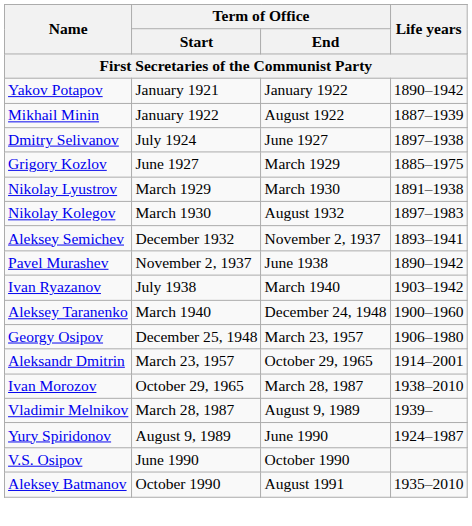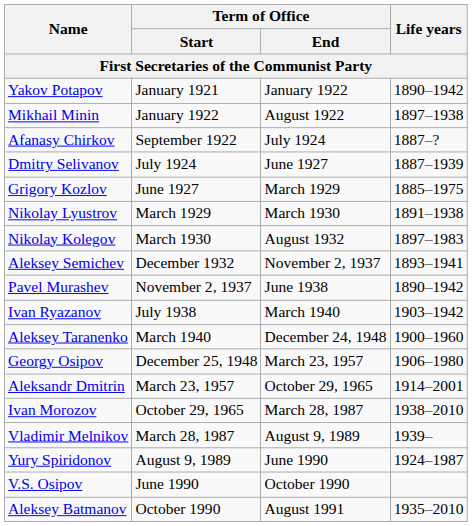(429, 115) 1887–1939 -> (429, 115) 1897–1938
+ row: (61, 139)
(429, 139) 1897–1938 -> (429, 164) 1887–1939
